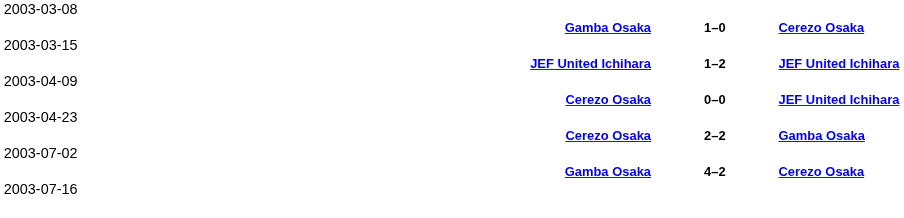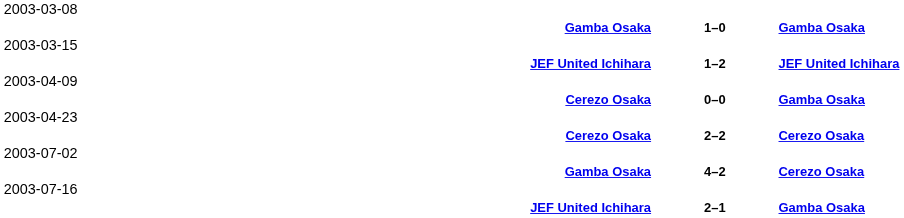(821, 28) Cerezo Osaka -> (822, 28) Gamba Osaka
(839, 100) JEF United Ichihara -> (822, 100) Gamba Osaka
(822, 136) Gamba Osaka -> (821, 136) Cerezo Osaka
+ row: (591, 208)
